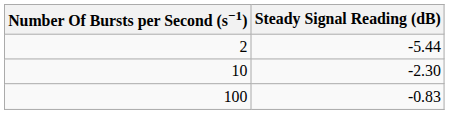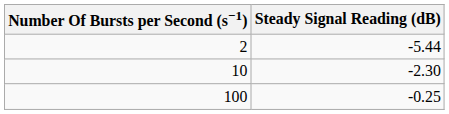(424, 96) -0.83 -> (424, 96) -0.25
